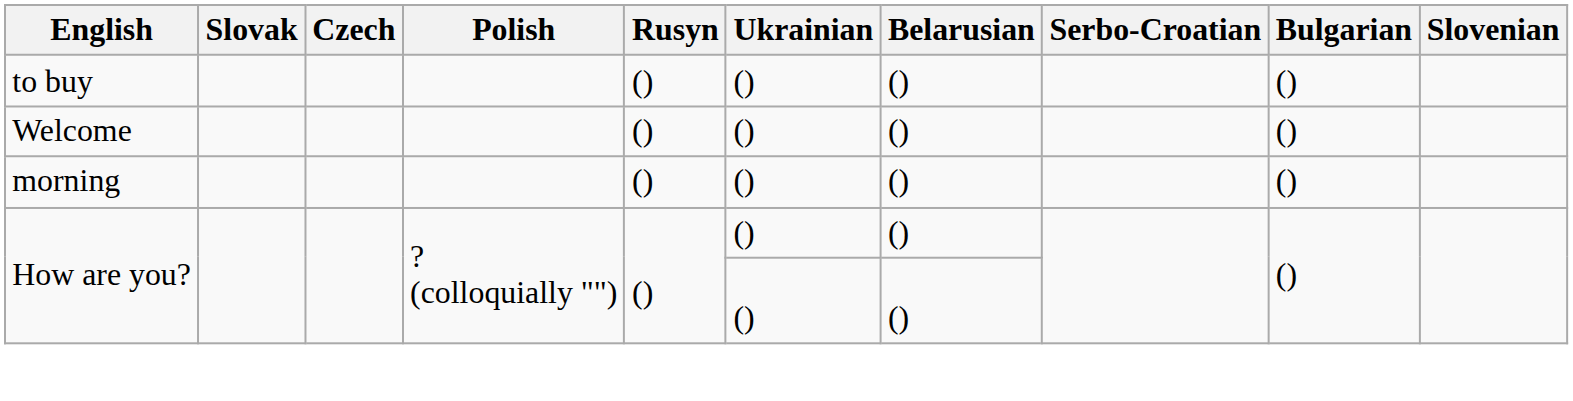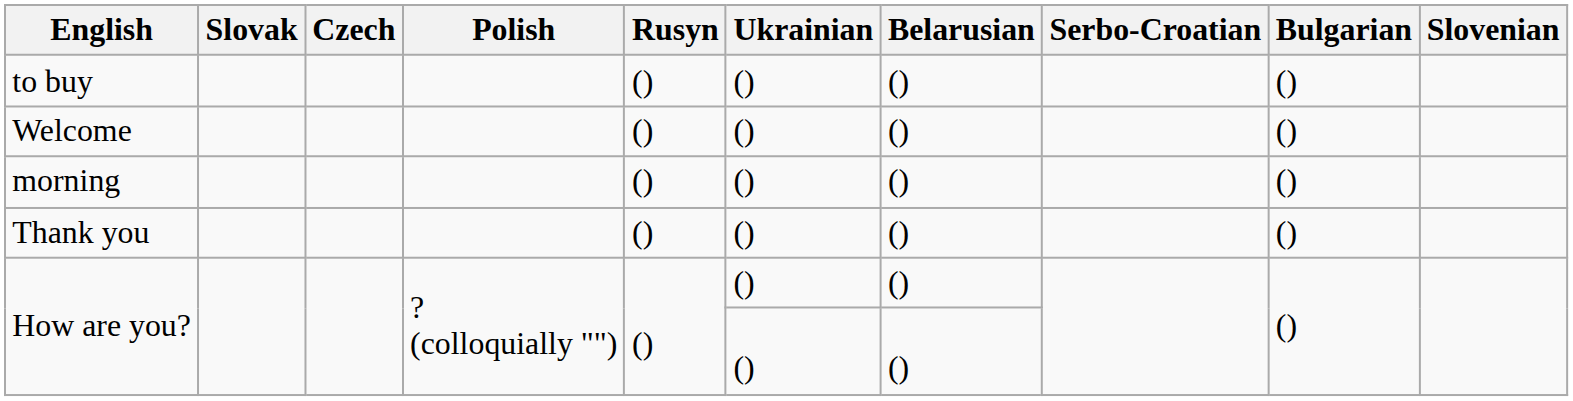+ row: (81, 231)
